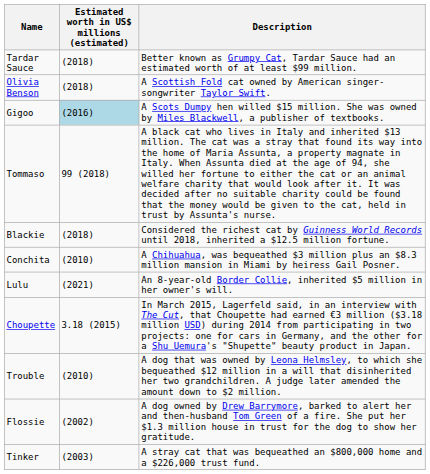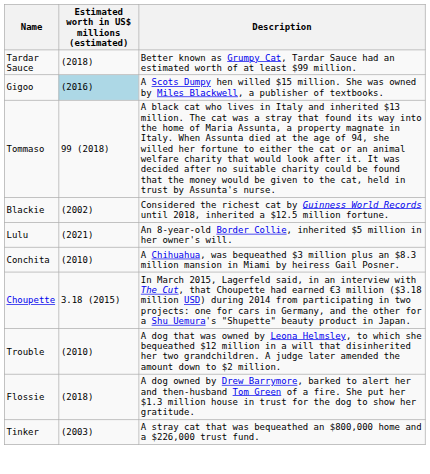- row: (23, 87)
(78, 235) (2018) -> (77, 210) (2002)
rows swapped: (28, 260) <-> (17, 285)
(78, 422) (2002) -> (77, 397) (2018)
